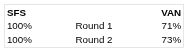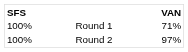(171, 40) 73% -> (171, 40) 97%
